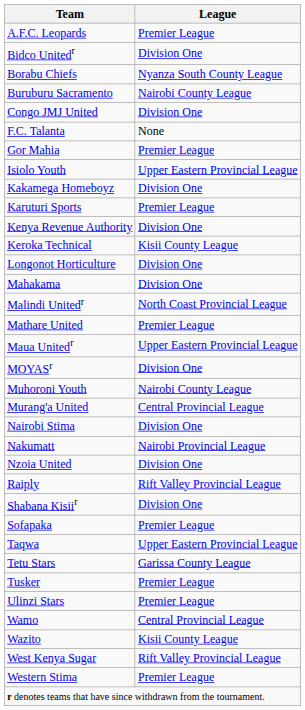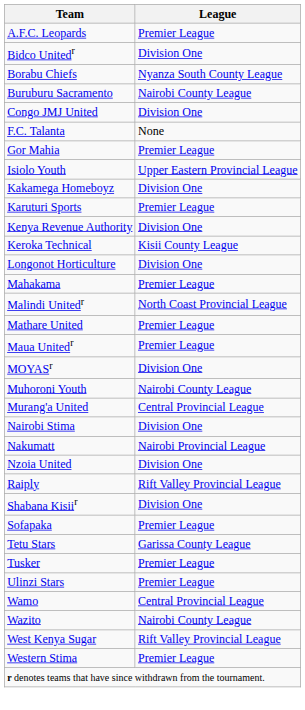(170, 283) Division One -> (176, 283) Premier League
(218, 345) Upper Eastern Provincial League -> (176, 345) Premier League
- row: (23, 544)
(188, 639) Kisii County League -> (195, 620) Nairobi County League
